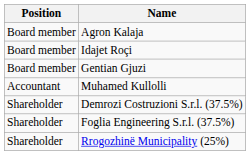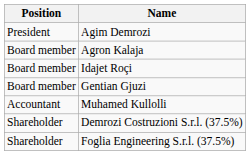+ row: (116, 31)
- row: (155, 141)
